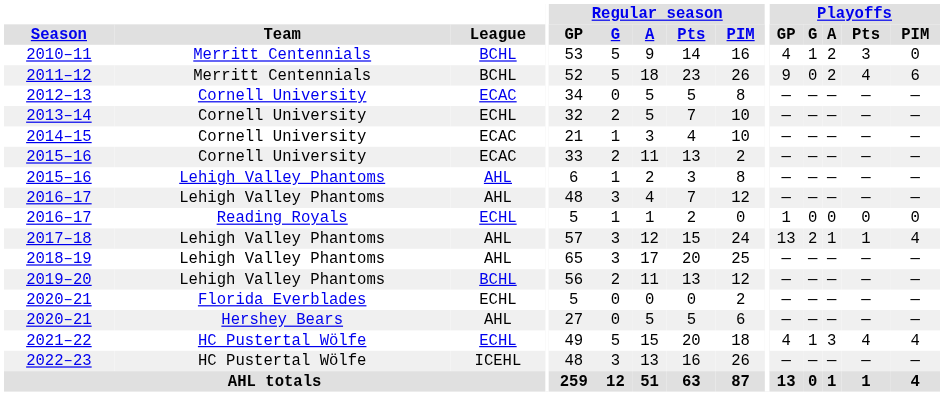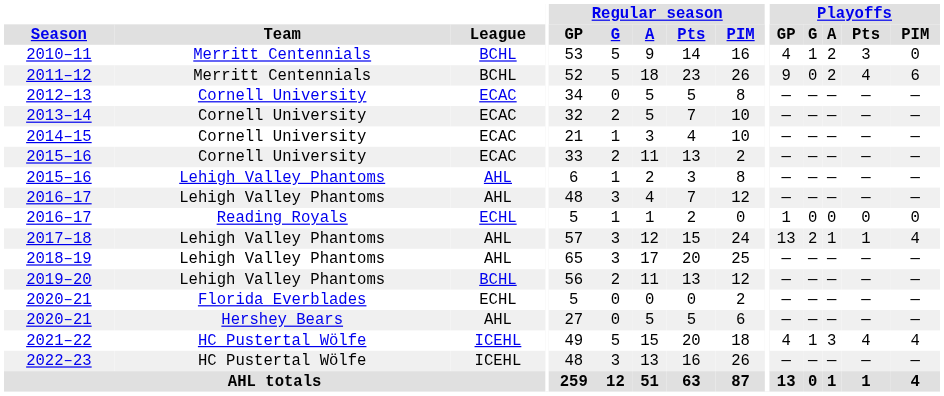(498, 116) ECHL -> (498, 116) ECAC
(498, 341) ECHL -> (498, 341) ICEHL
